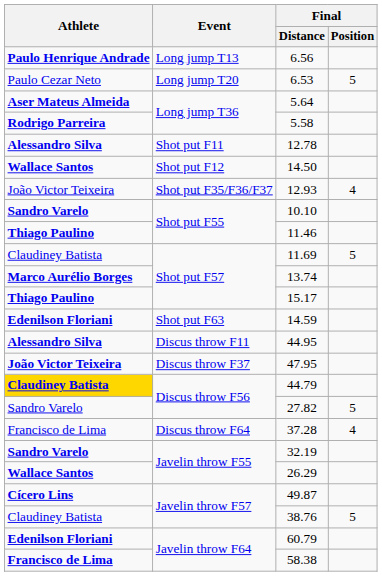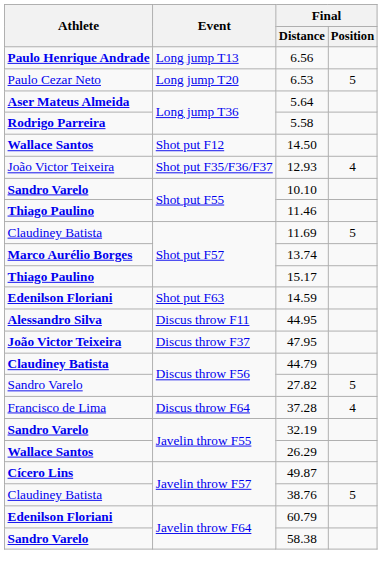- row: (302, 145)
(58, 386) gold background -> (58, 364) no background
(60, 560) Francisco de Lima -> (48, 539) Sandro Varelo
